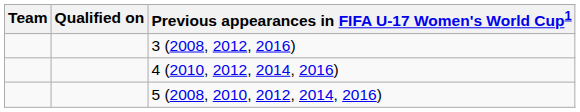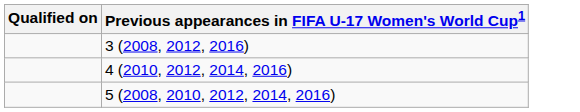- column: (28, 18)
